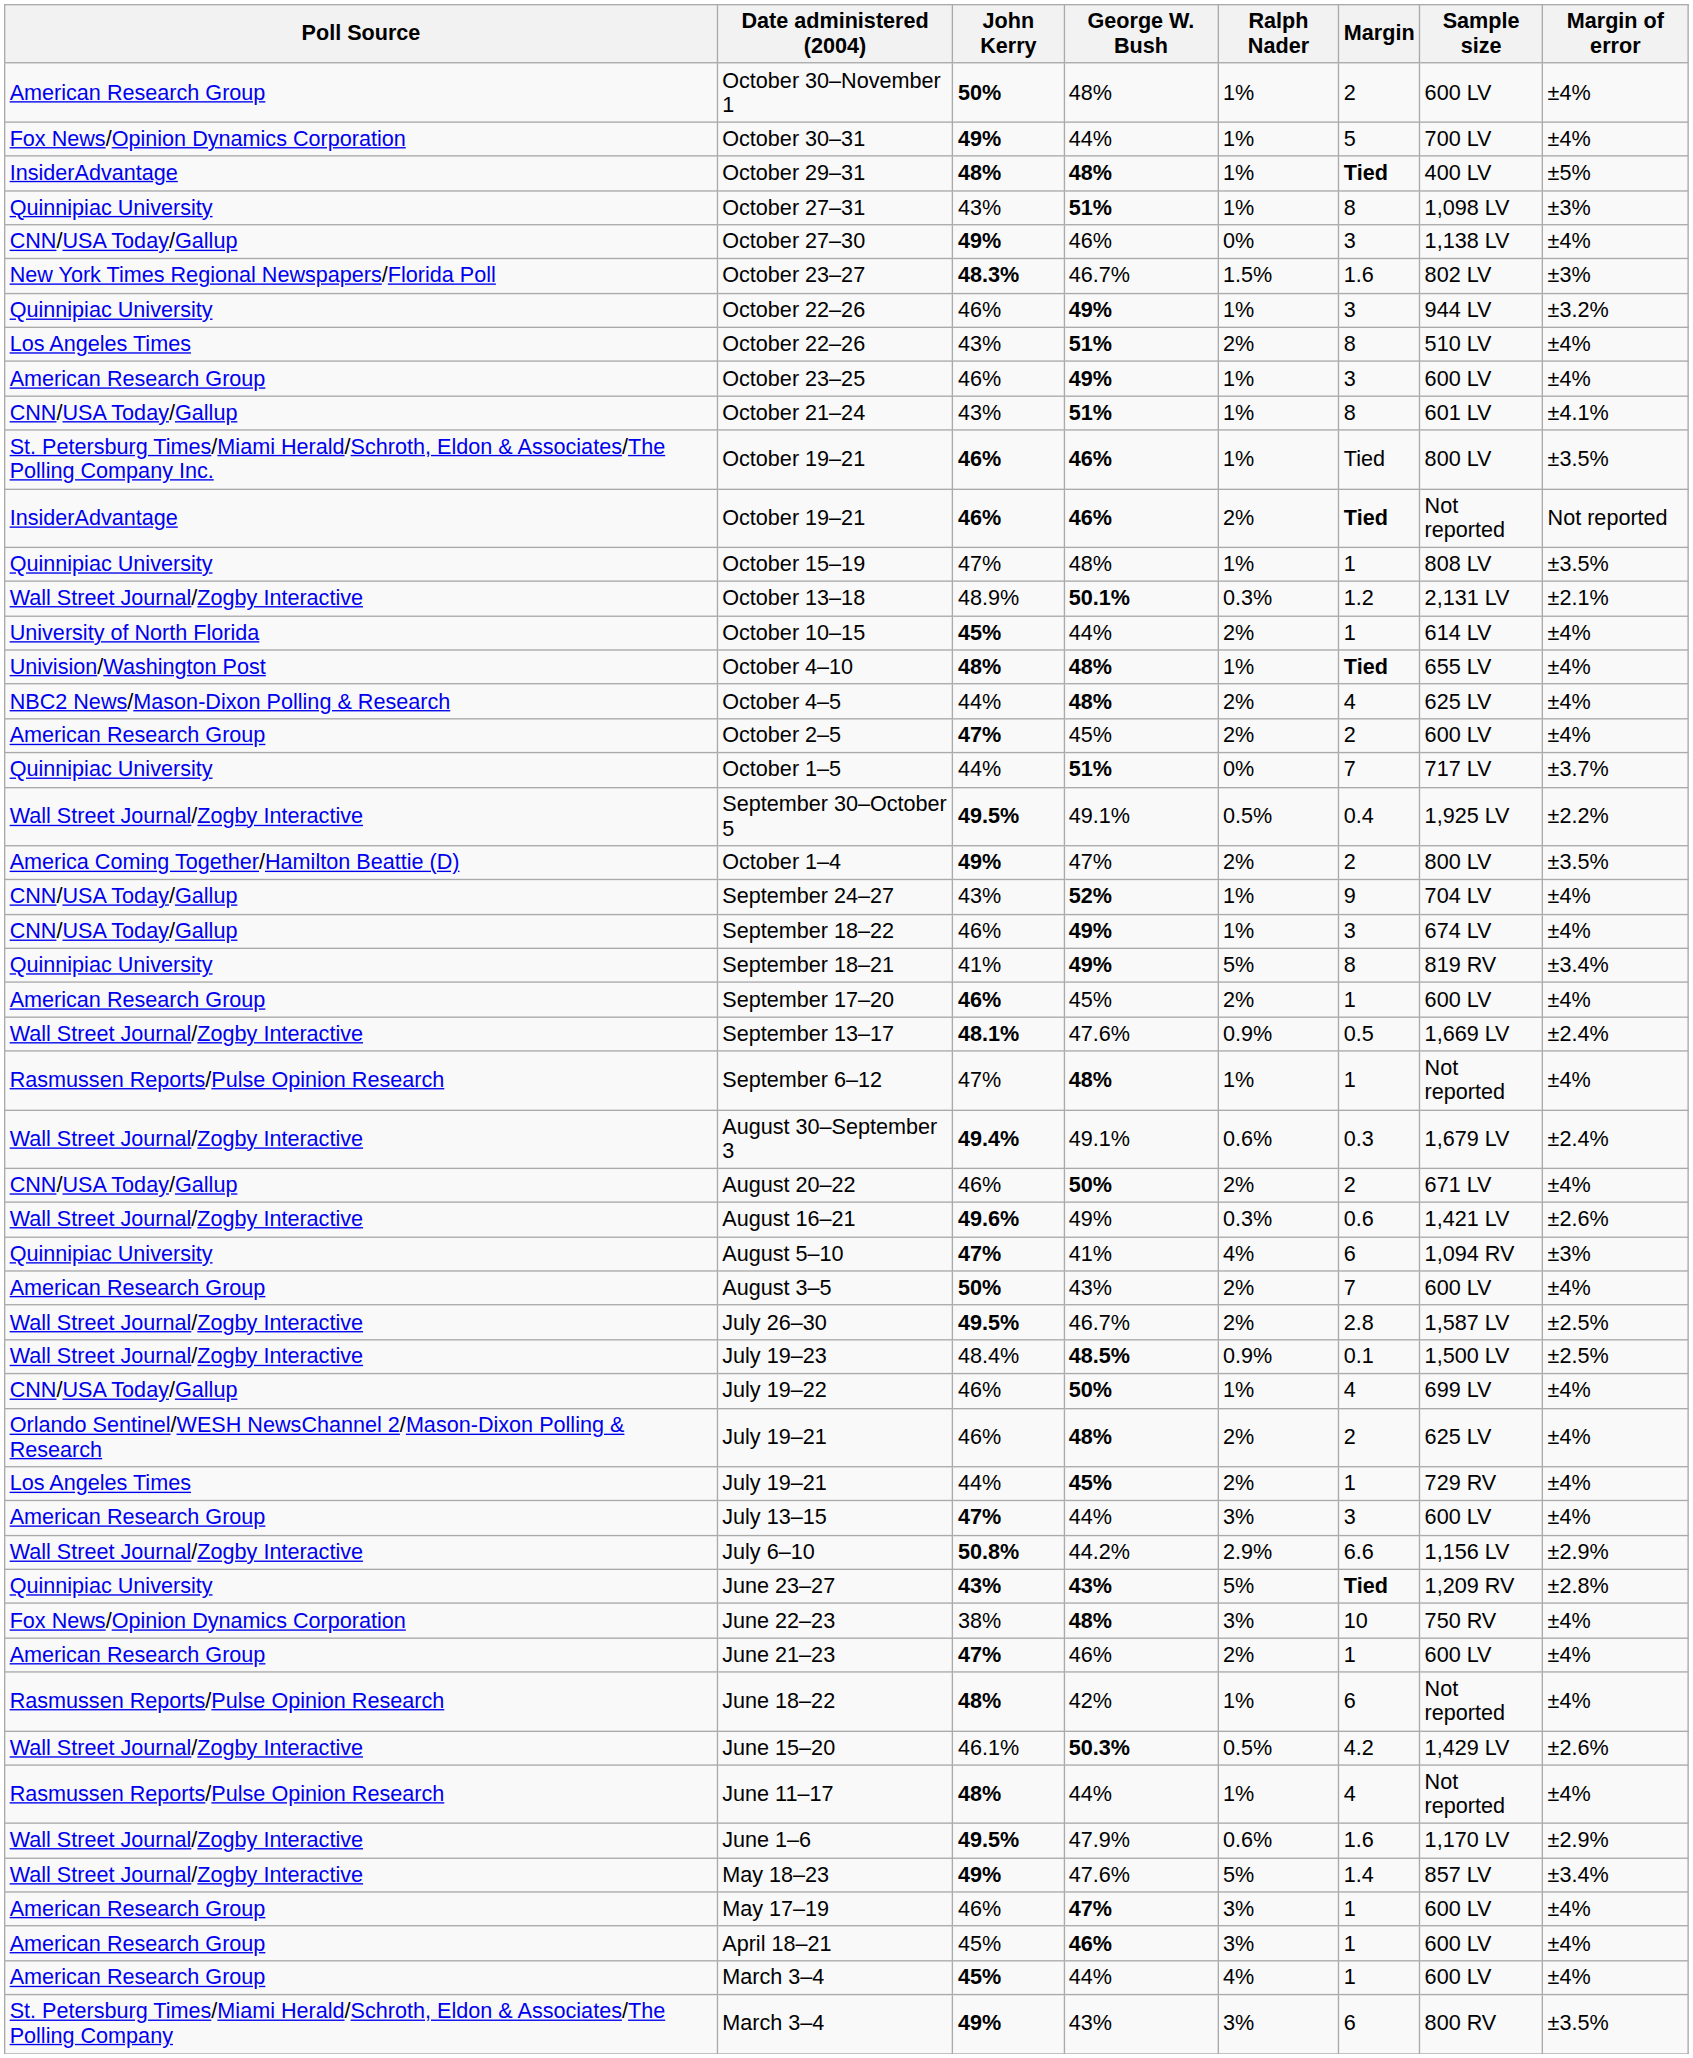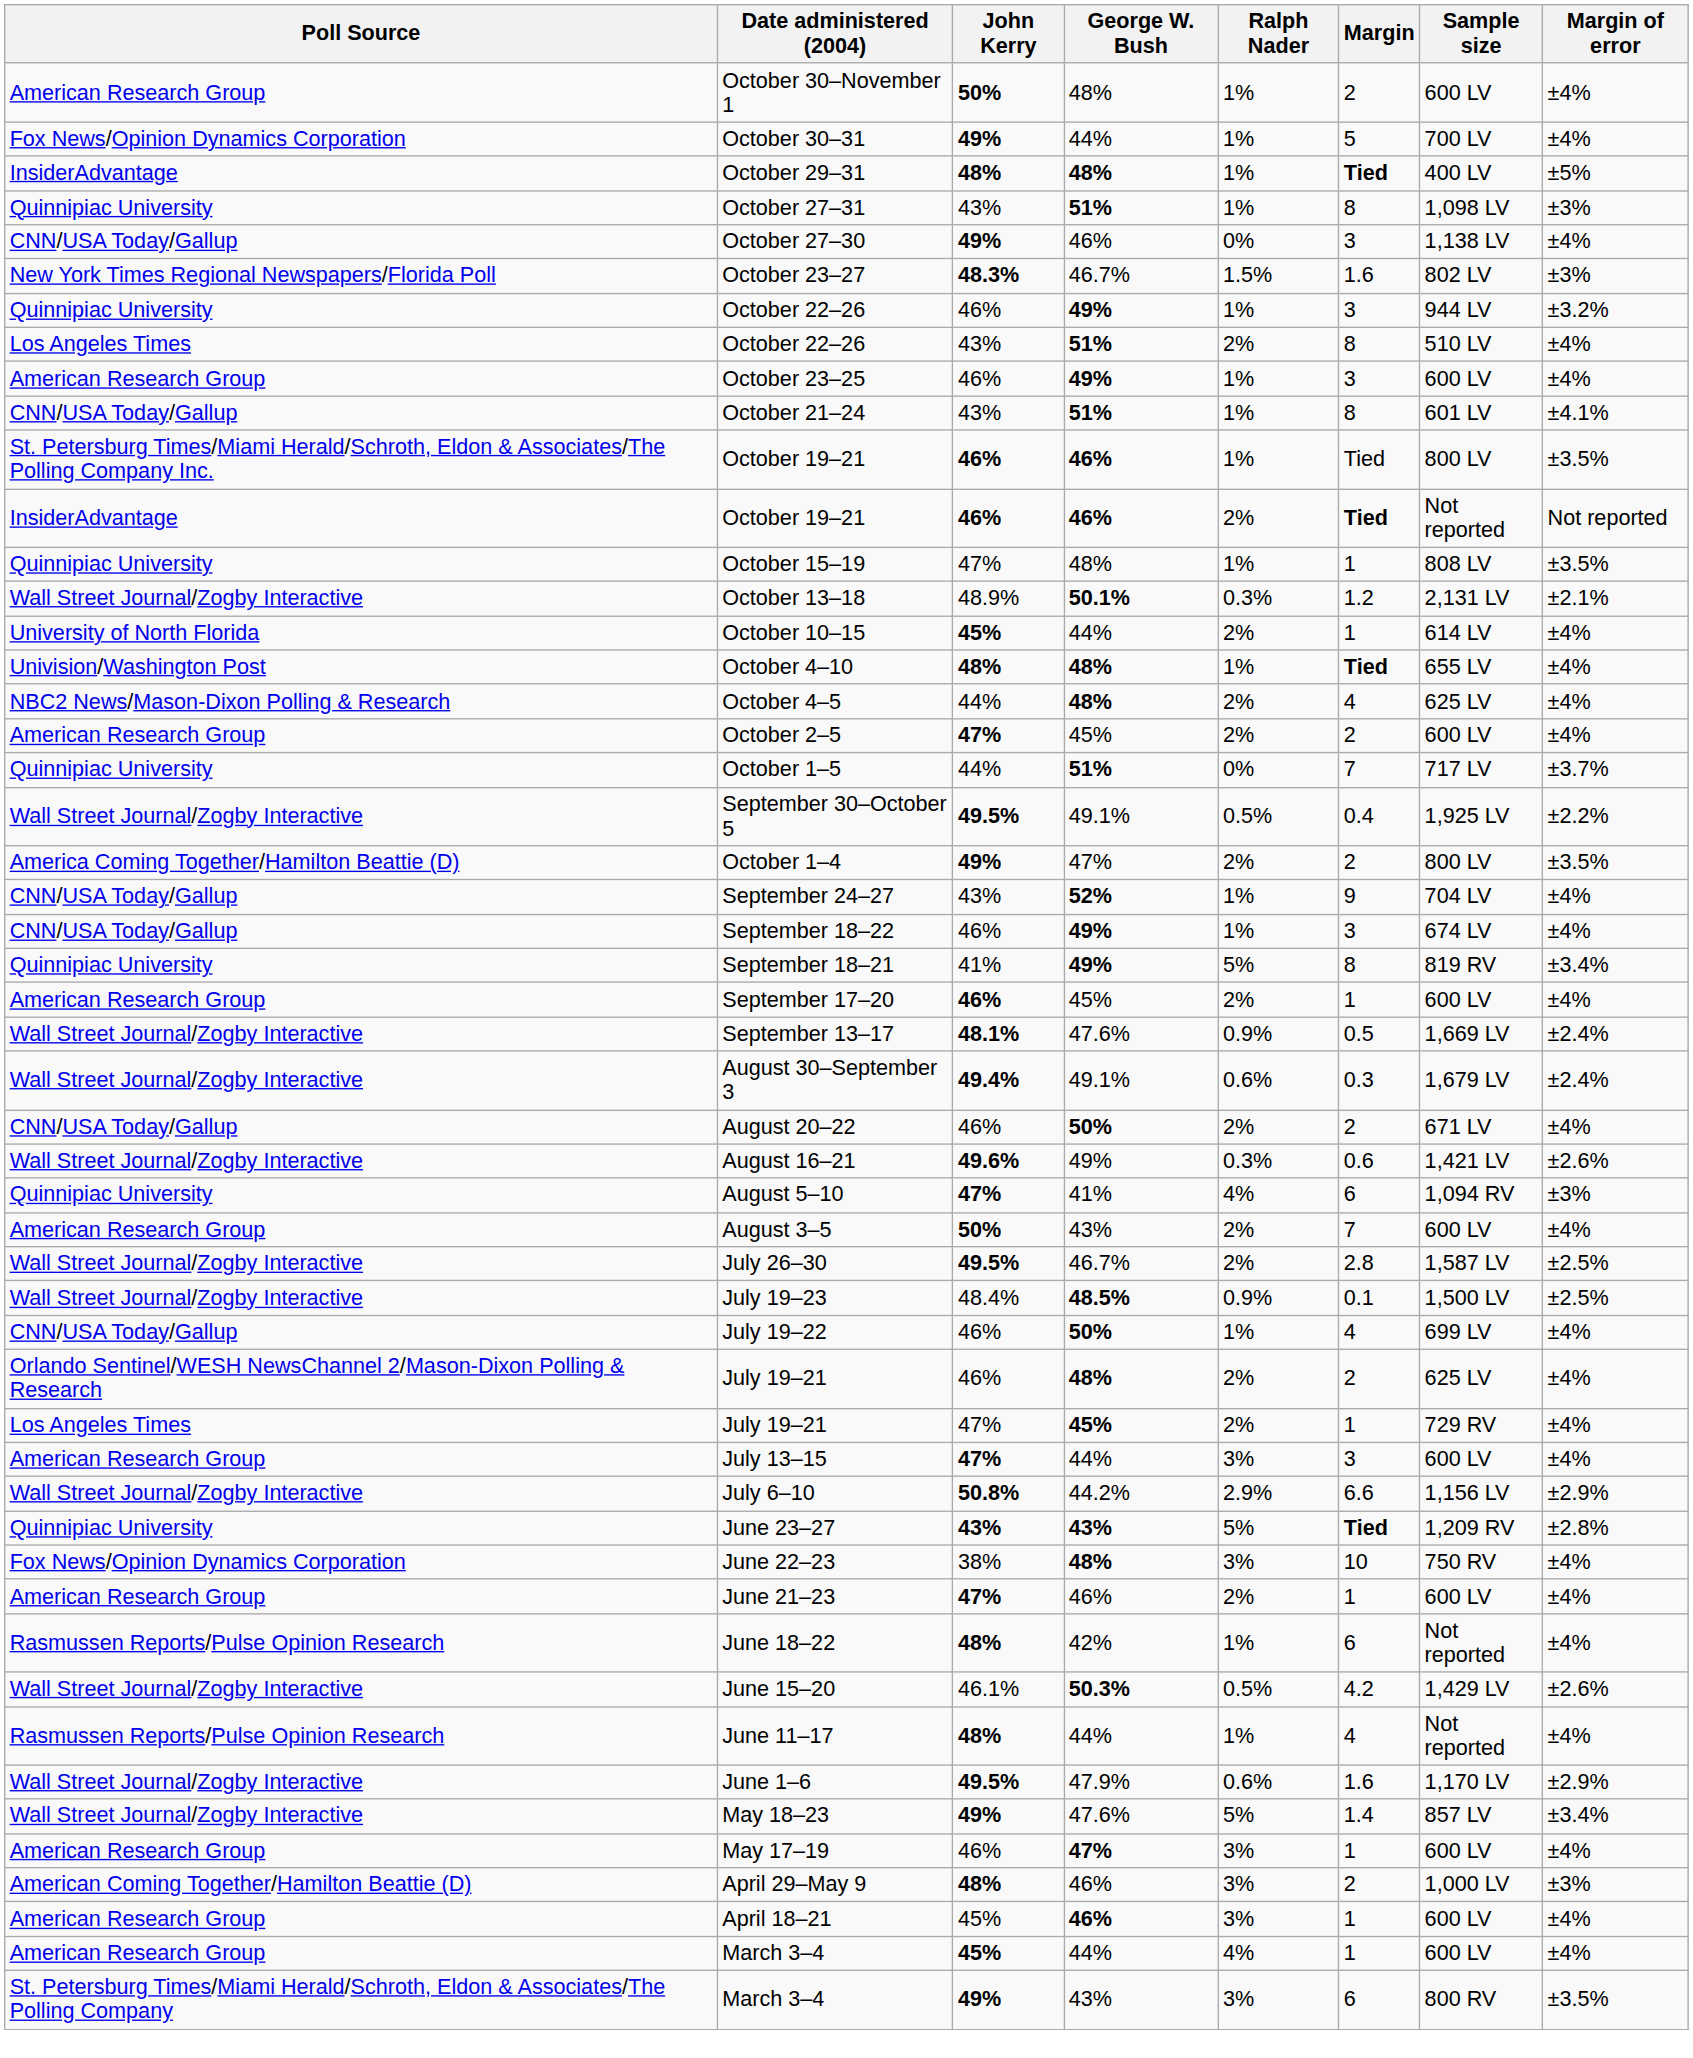- row: (227, 1080)
(980, 1483) 44% -> (980, 1424) 47%
+ row: (241, 1884)
